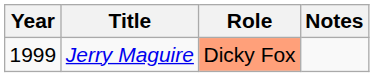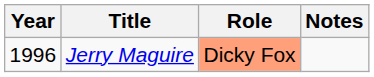(33, 54) 1999 -> (33, 54) 1996
